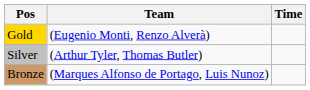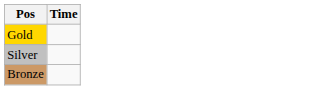- column: (159, 14)
